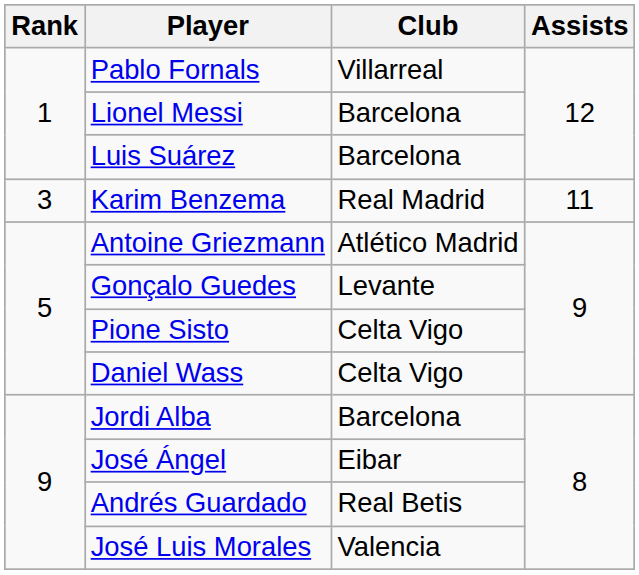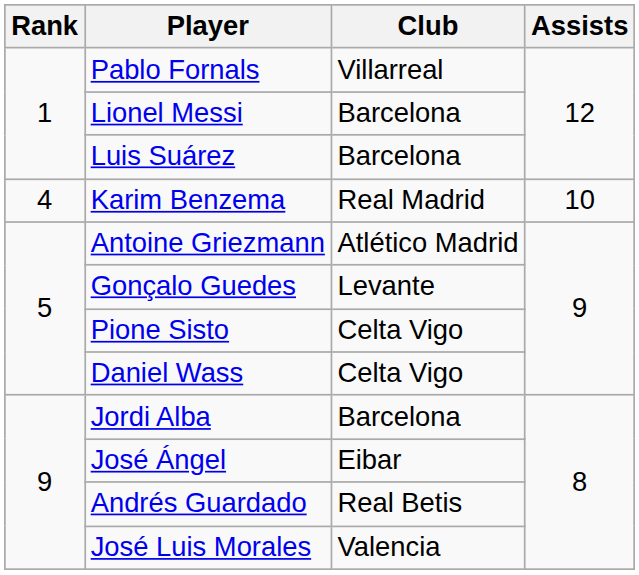(45, 199) 3 -> (45, 199) 4
(580, 199) 11 -> (580, 199) 10
